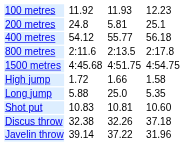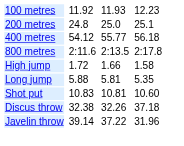(117, 24) 5.81 -> (111, 24) 25.0
- row: (33, 66)
(117, 93) 25.0 -> (111, 80) 5.81
